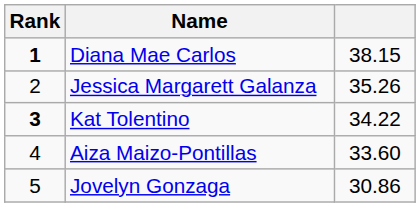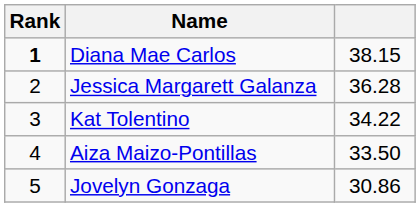(375, 87) 35.26 -> (375, 87) 36.28
(35, 120) bold -> (35, 120) normal
(375, 153) 33.60 -> (375, 153) 33.50
